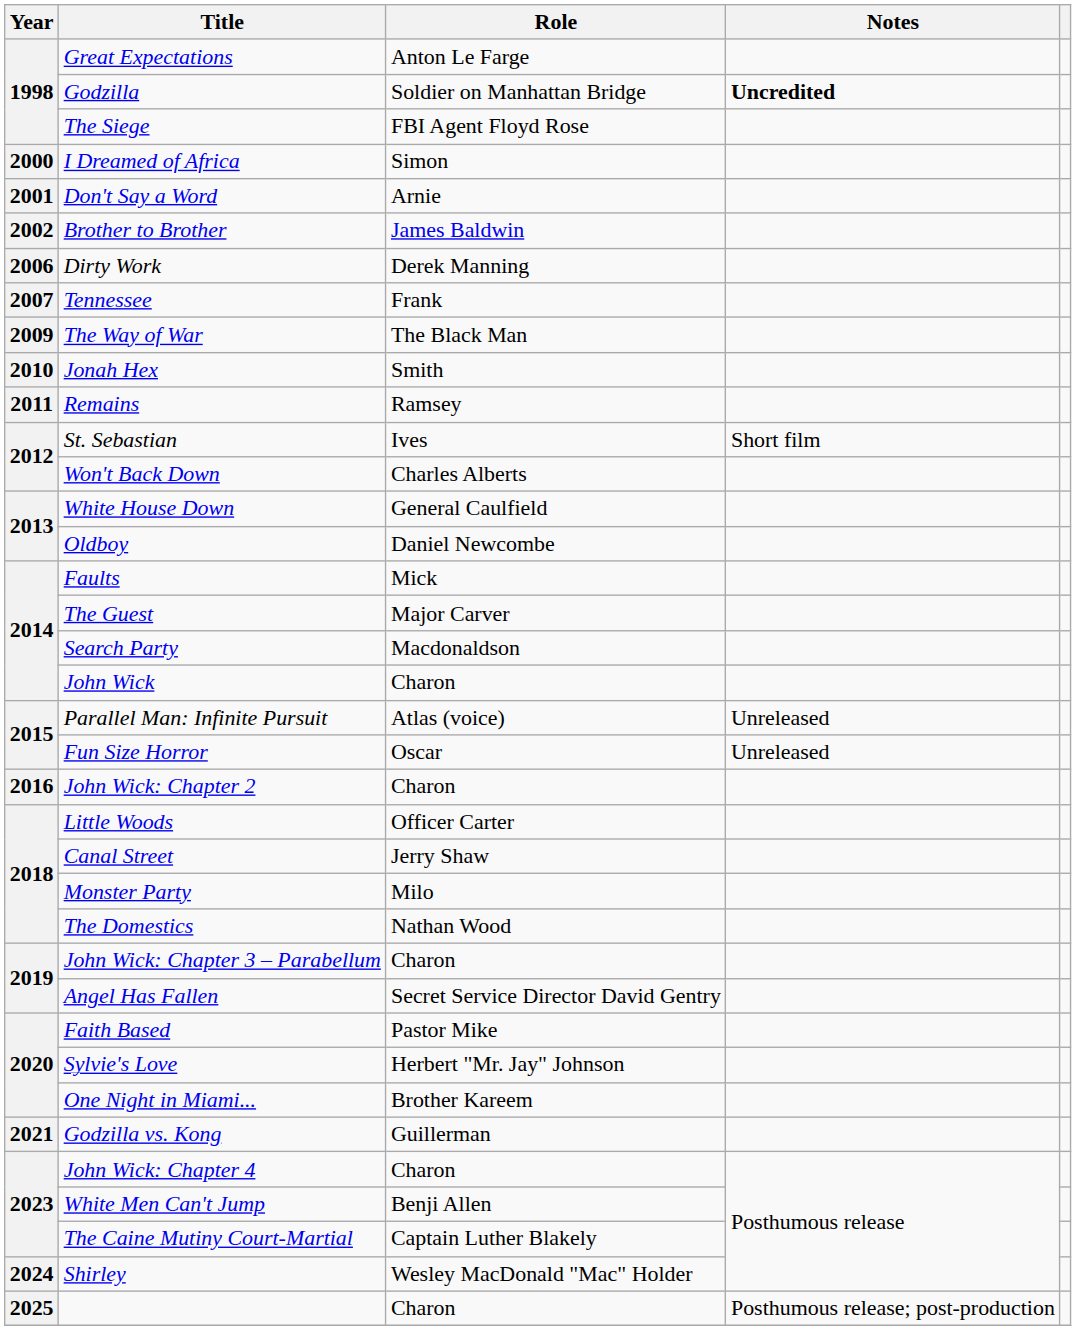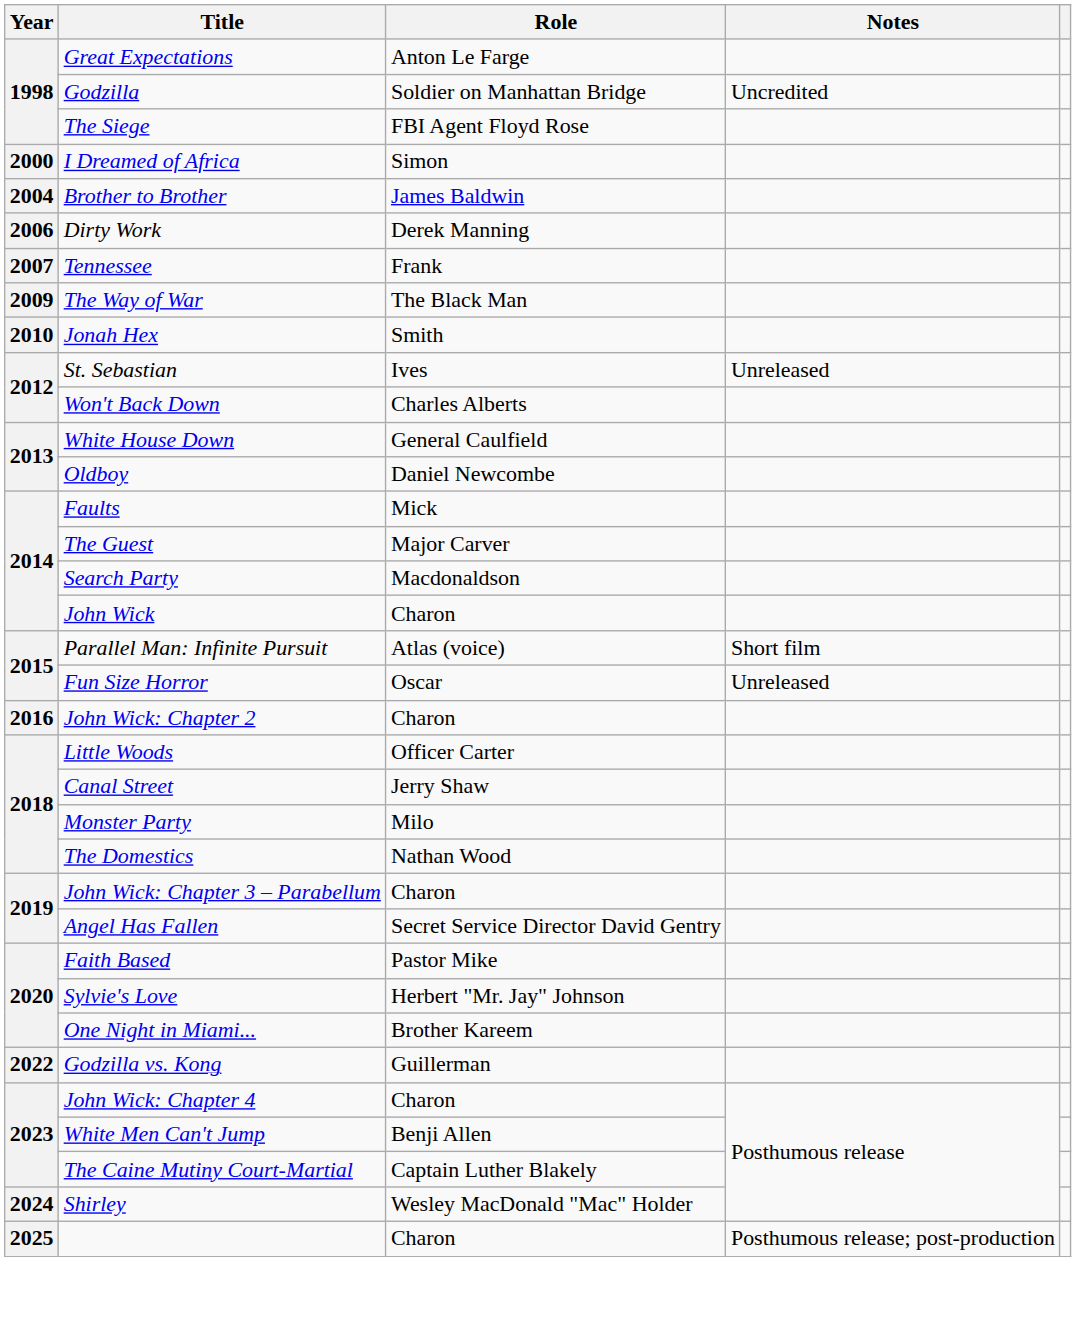(783, 91) bold -> (780, 91) normal
- row: (140, 195)
(32, 230) 2002 -> (32, 195) 2004
- row: (101, 404)
(776, 439) Short film -> (780, 369) Unreleased
(780, 717) Unreleased -> (776, 647) Short film
(32, 1134) 2021 -> (32, 1064) 2022
